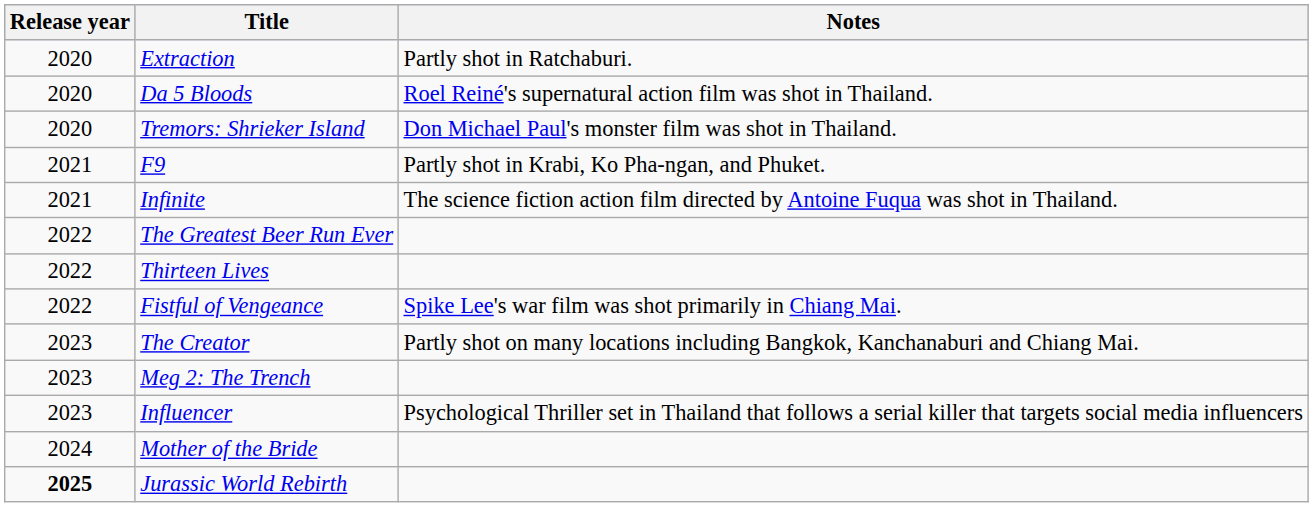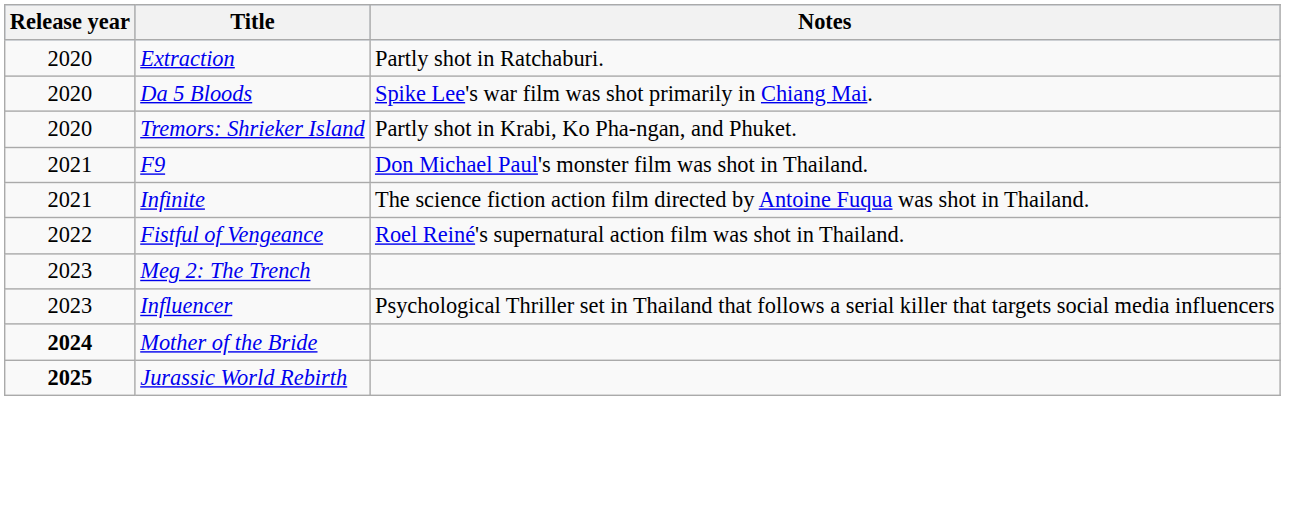(668, 93) Roel Reiné's supernatural action film was shot in Thailand. -> (624, 93) Spike Lee's war film was shot primarily in Chiang Mai.
(650, 128) Don Michael Paul's monster film was shot in Thailand. -> (586, 128) Partly shot in Krabi, Ko Pha-ngan, and Phuket.
(614, 164) Partly shot in Krabi, Ko Pha-ngan, and Phuket. -> (622, 164) Don Michael Paul's monster film was shot in Thailand.
- row: (267, 235)
- row: (205, 270)
(653, 306) Spike Lee's war film was shot primarily in Chiang Mai. -> (640, 235) Roel Reiné's supernatural action film was shot in Thailand.
- row: (195, 341)
(70, 448) normal -> (70, 341) bold
